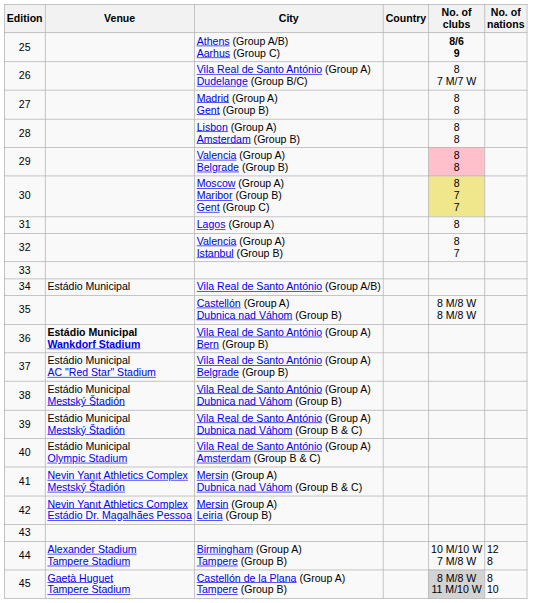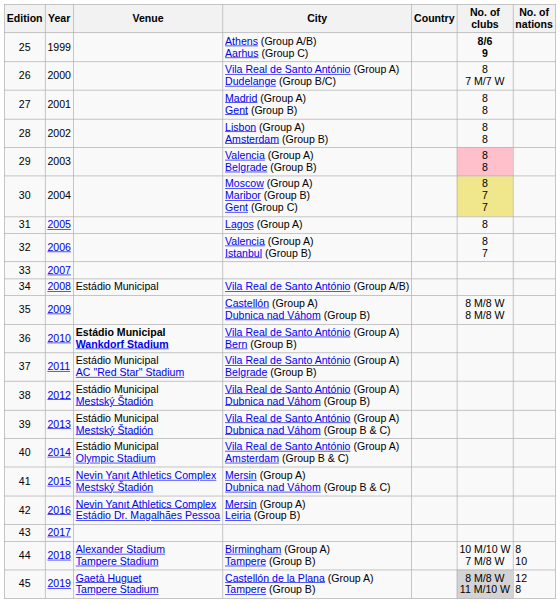+ column: (59, 18)
(493, 555) 12 8 -> (521, 555) 8 10
(493, 584) 8 10 -> (521, 584) 12 8
